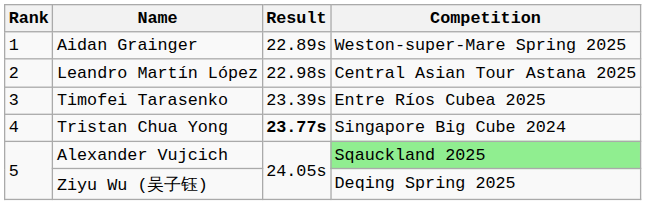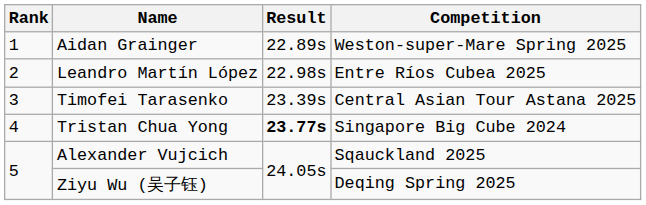(485, 73) Central Asian Tour Astana 2025 -> (440, 73) Entre Ríos Cubea 2025
(440, 100) Entre Ríos Cubea 2025 -> (485, 100) Central Asian Tour Astana 2025
(410, 155) lightgreen background -> (410, 155) no background
